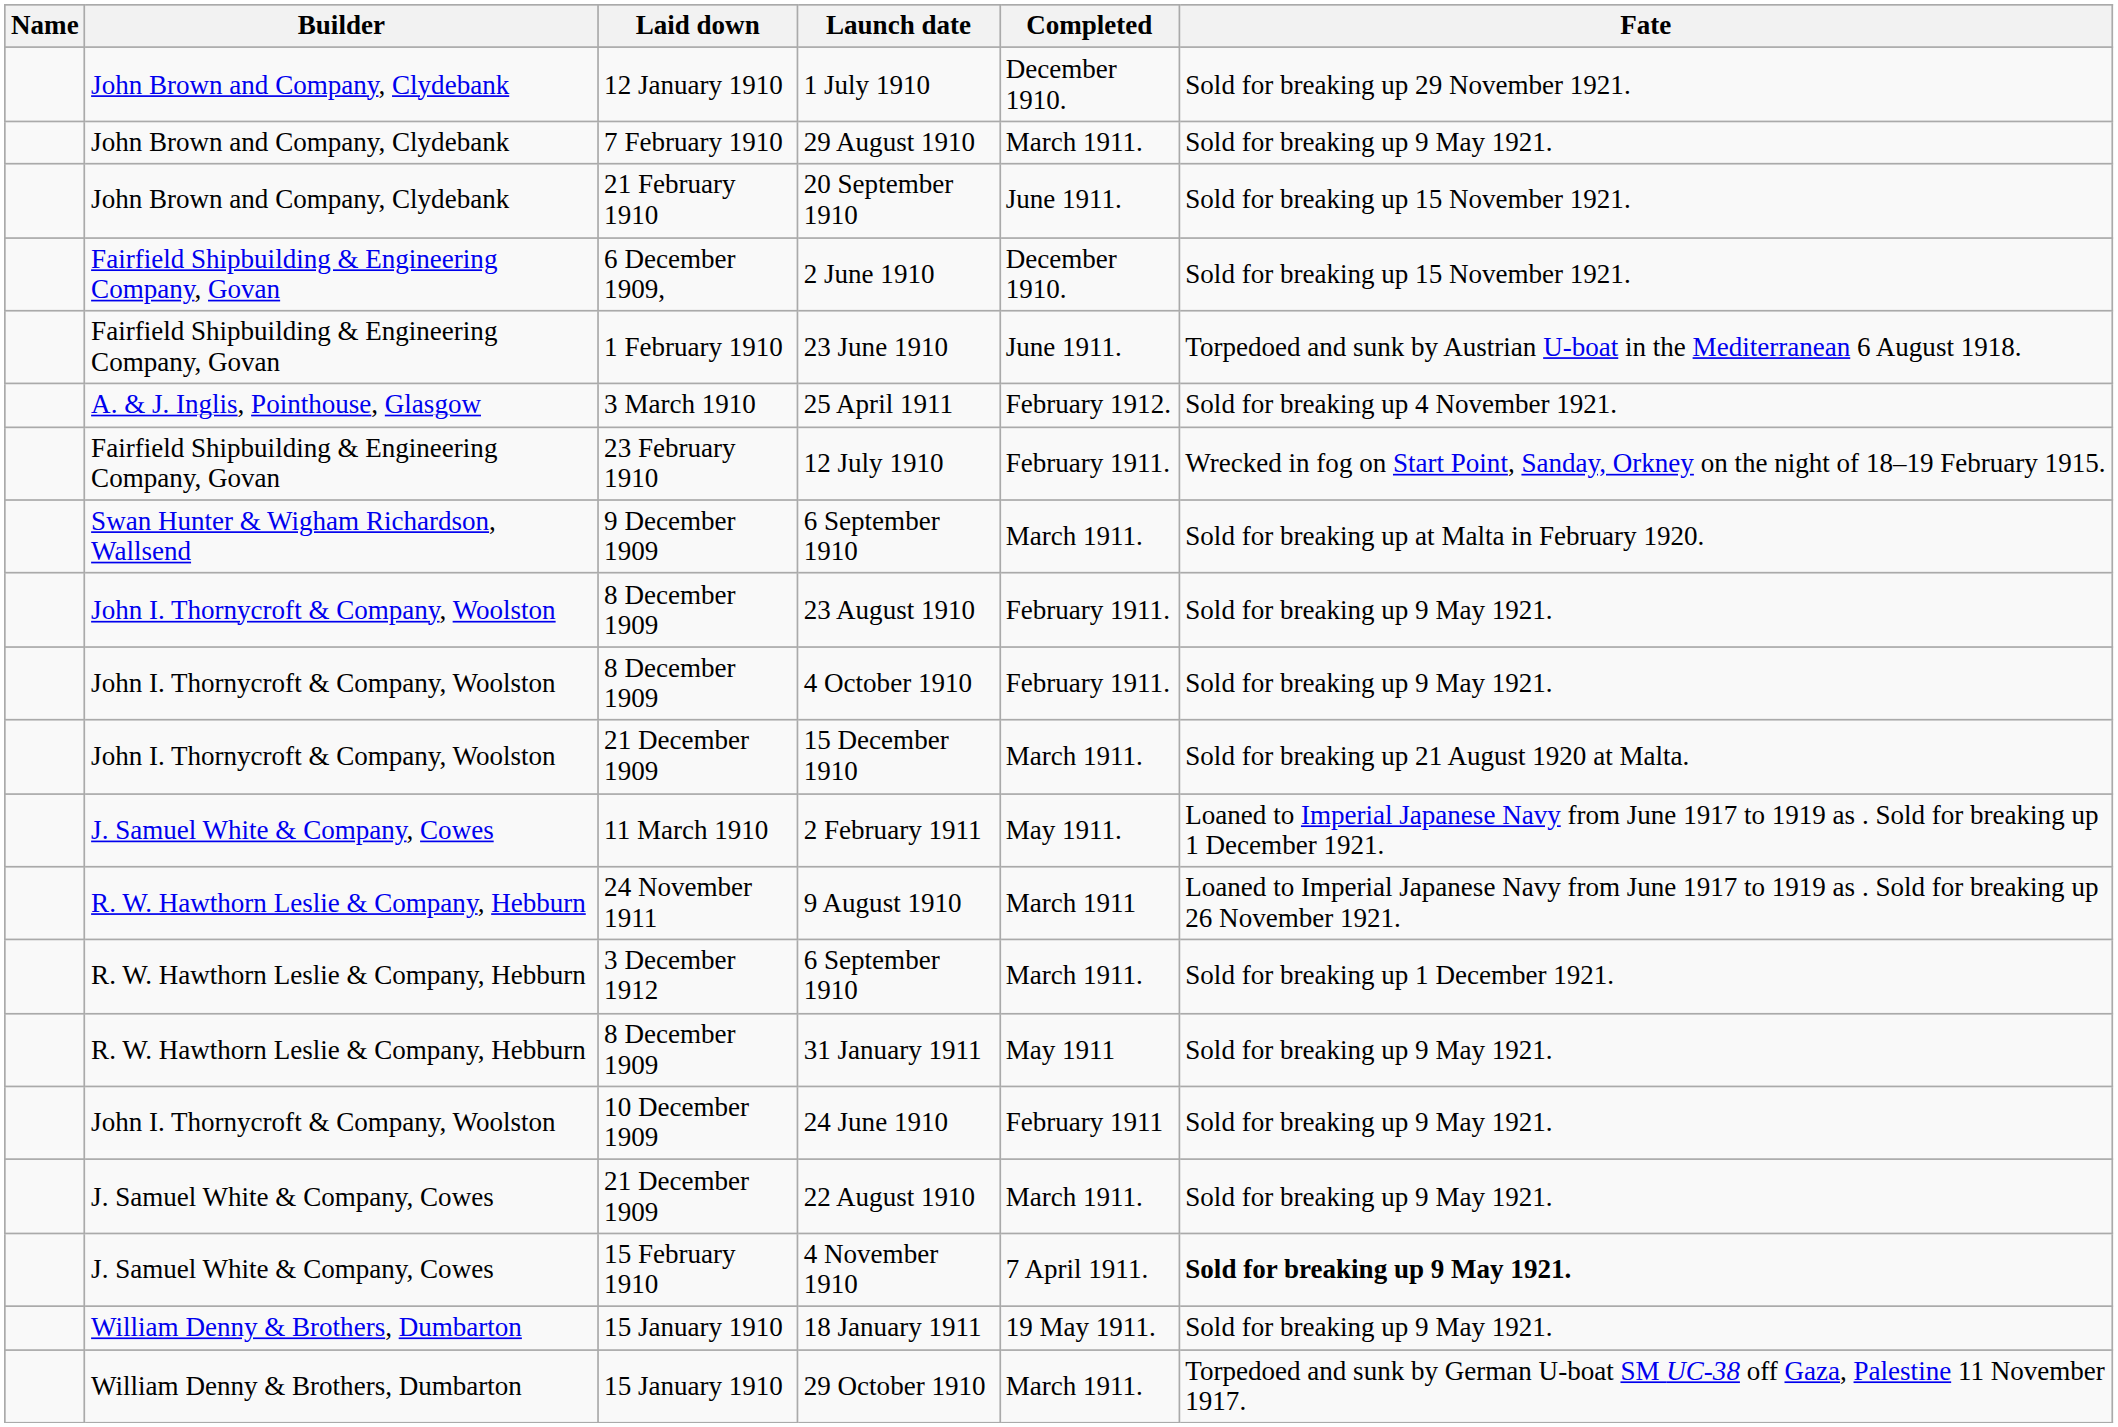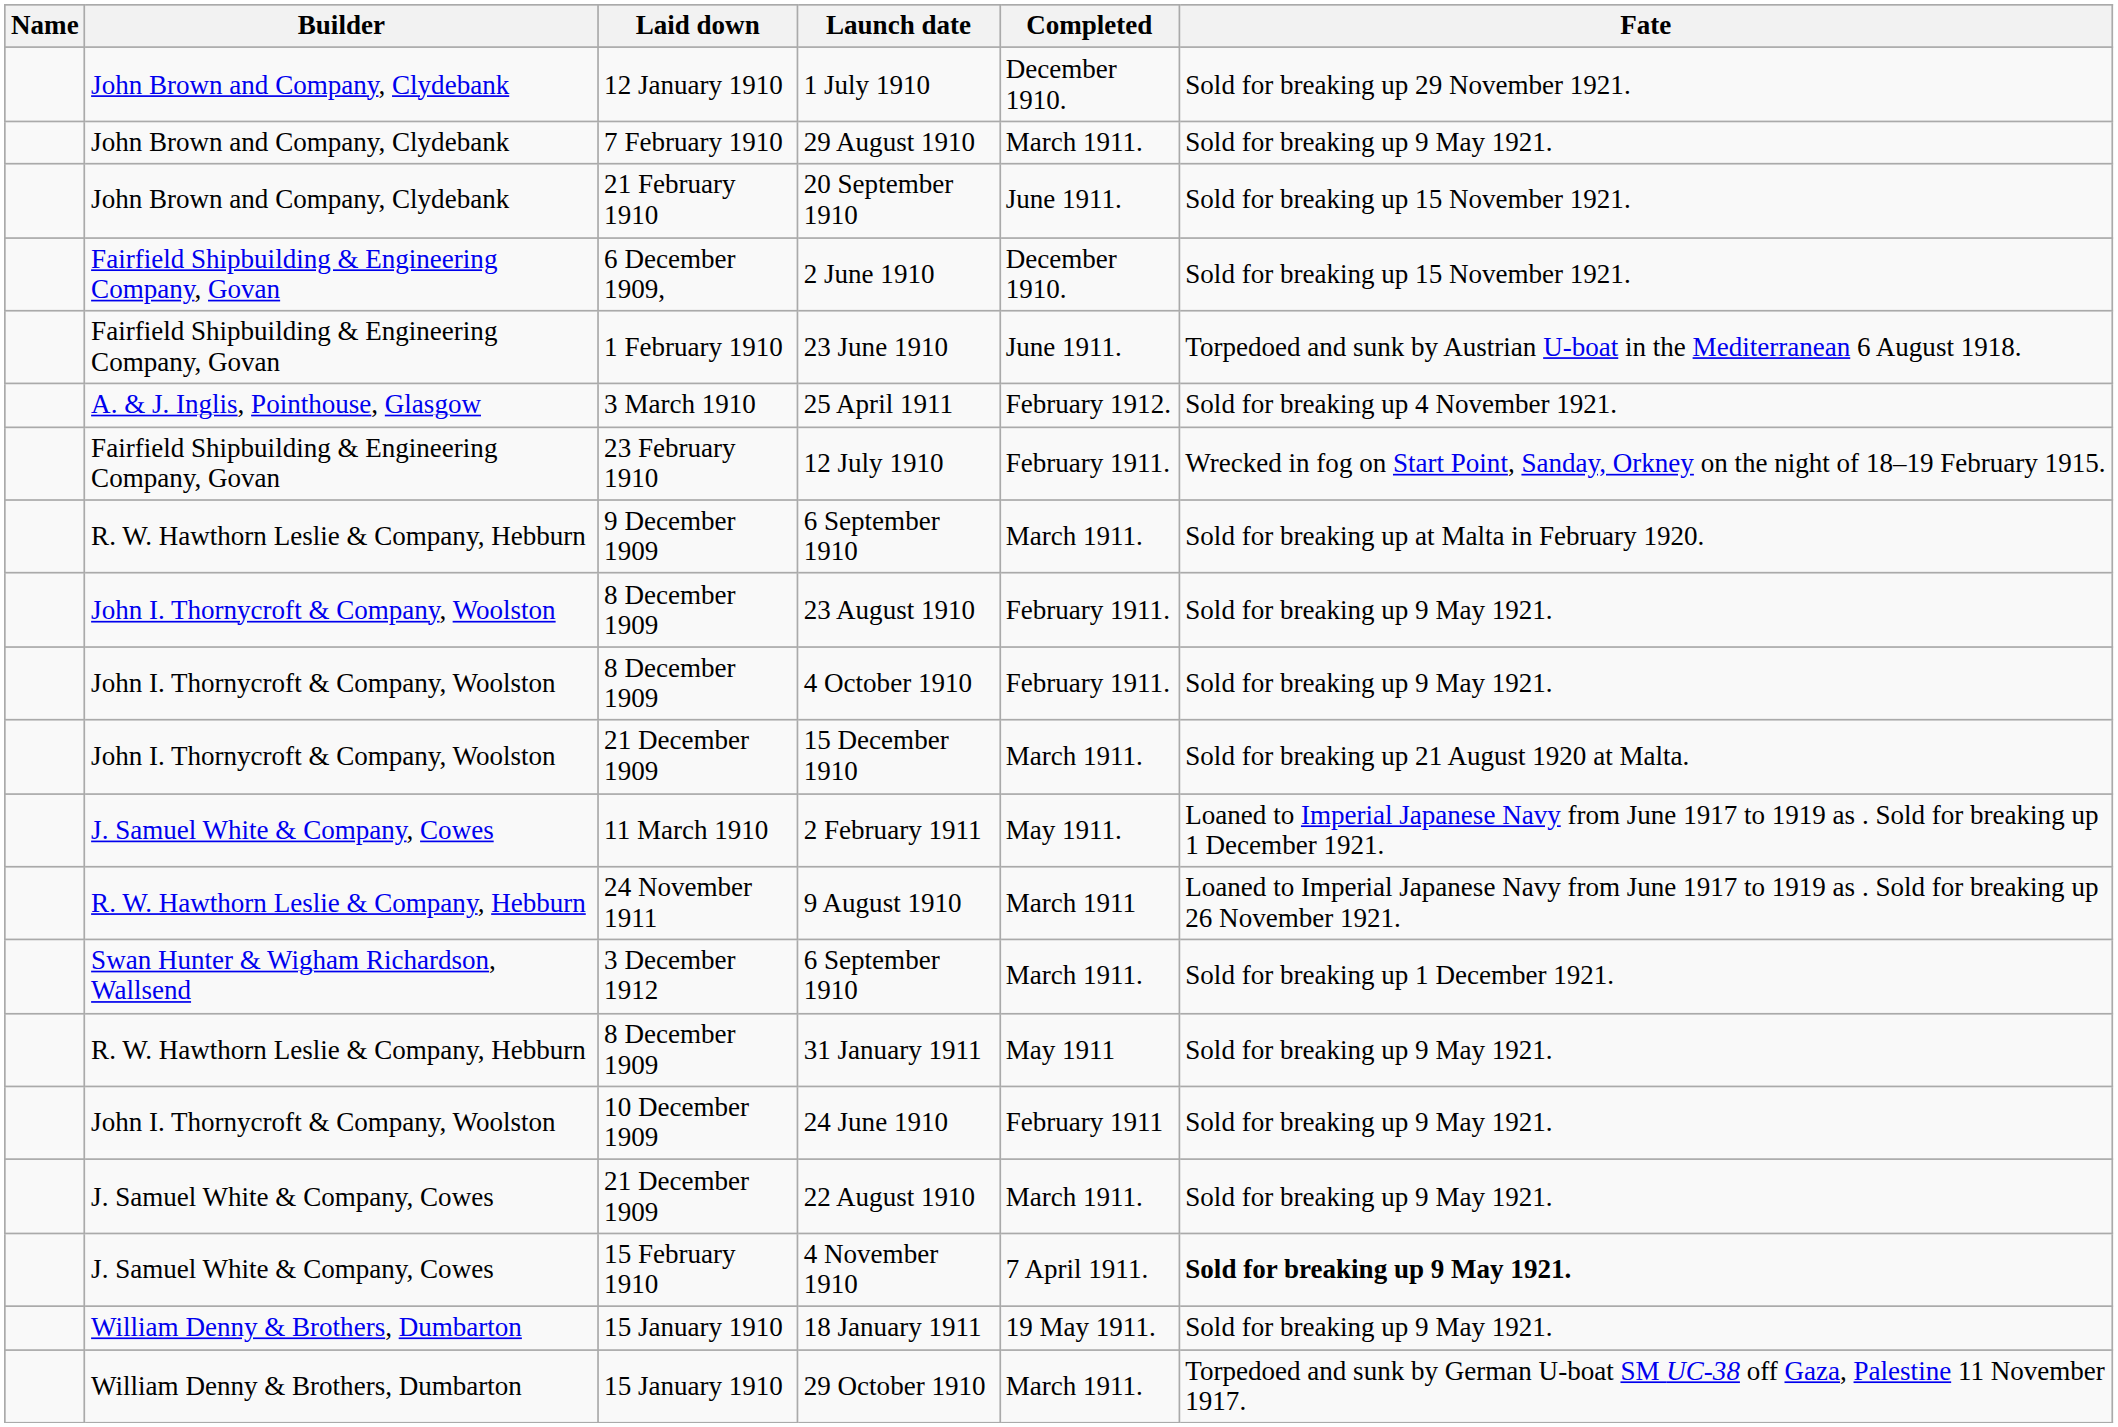(293, 536) Swan Hunter & Wigham Richardson, Wallsend -> (338, 536) R. W. Hawthorn Leslie & Company, Hebburn
(338, 976) R. W. Hawthorn Leslie & Company, Hebburn -> (293, 976) Swan Hunter & Wigham Richardson, Wallsend
